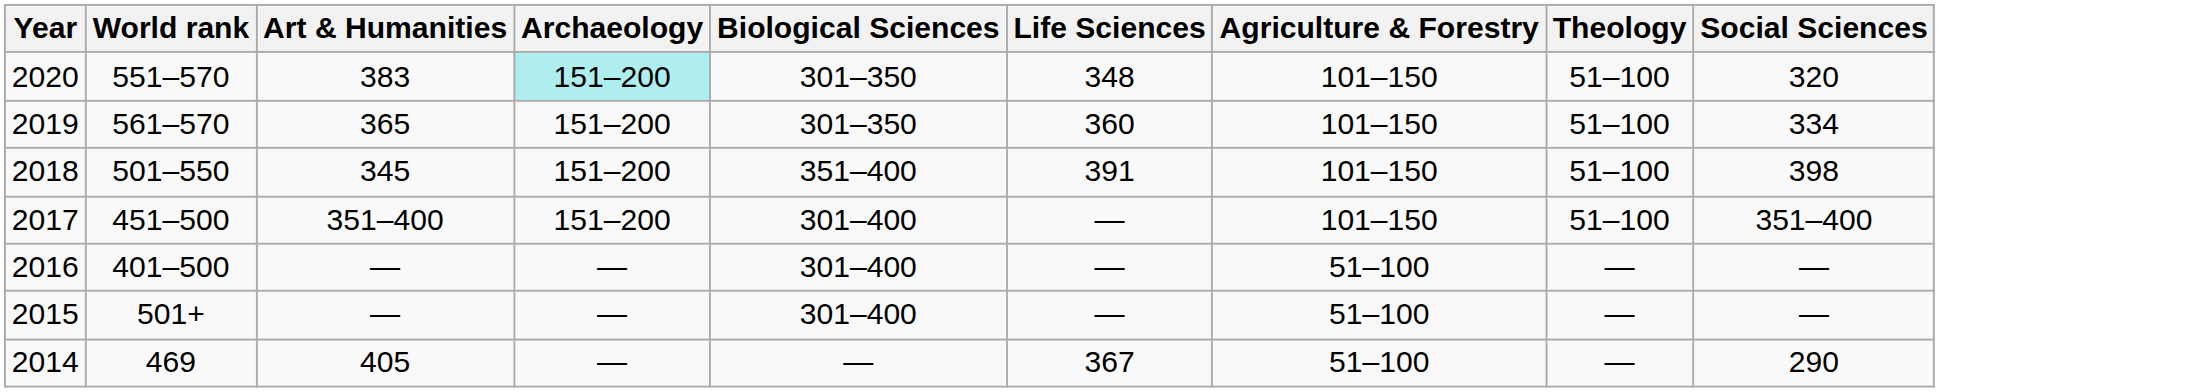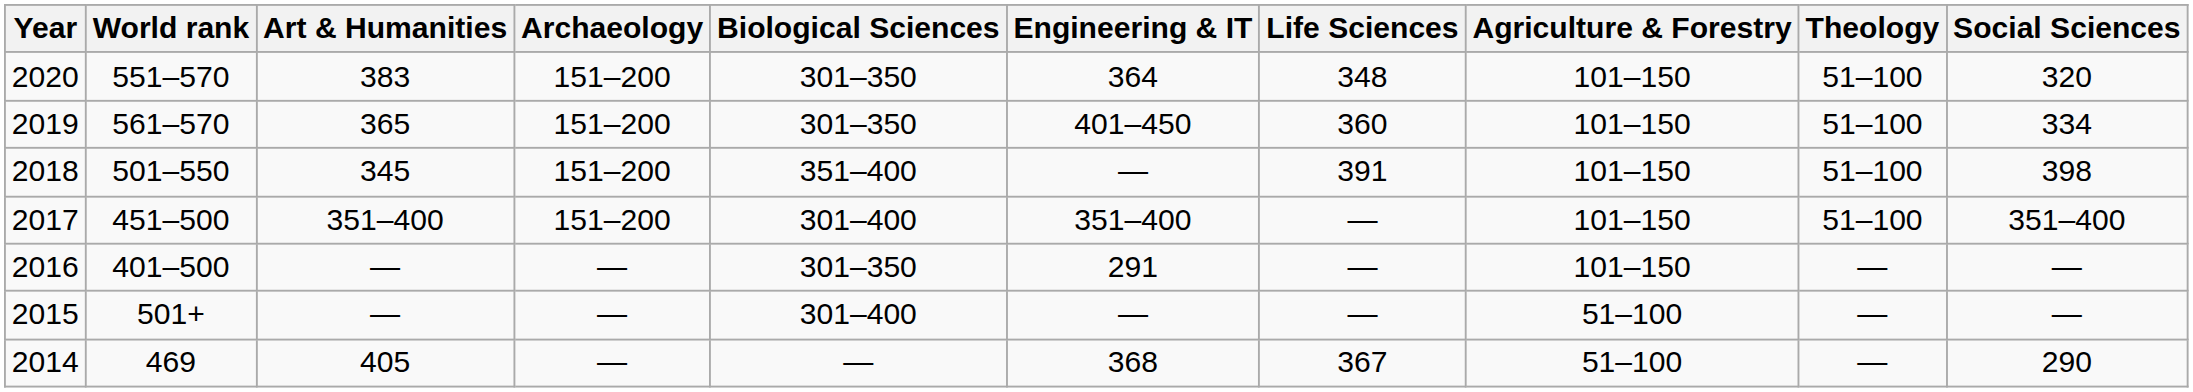+ column: (1133, 28)
(612, 76) paleturquoise background -> (612, 76) no background
(858, 266) 301–400 -> (858, 266) 301–350
(1379, 266) 51–100 -> (1632, 266) 101–150
